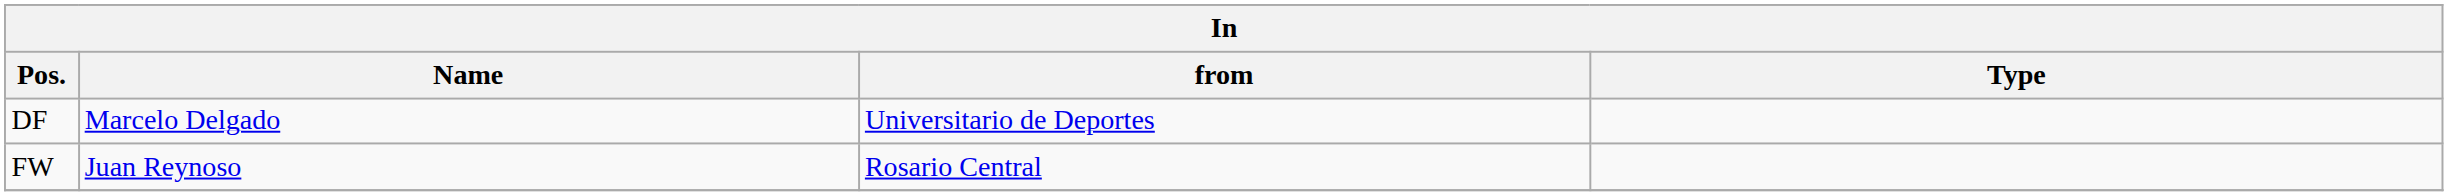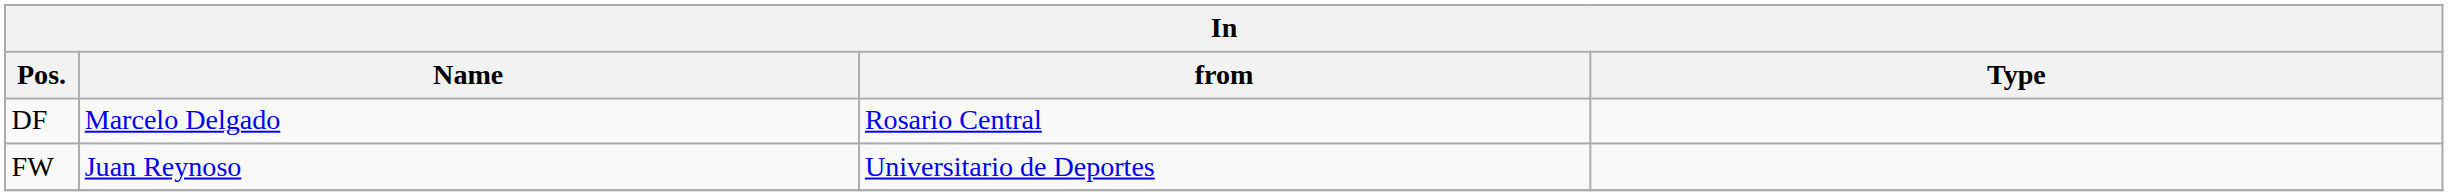(1010, 120) Universitario de Deportes -> (953, 120) Rosario Central
(953, 166) Rosario Central -> (1010, 166) Universitario de Deportes
